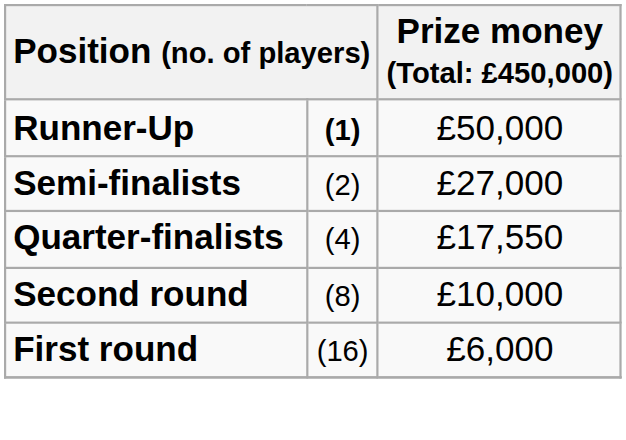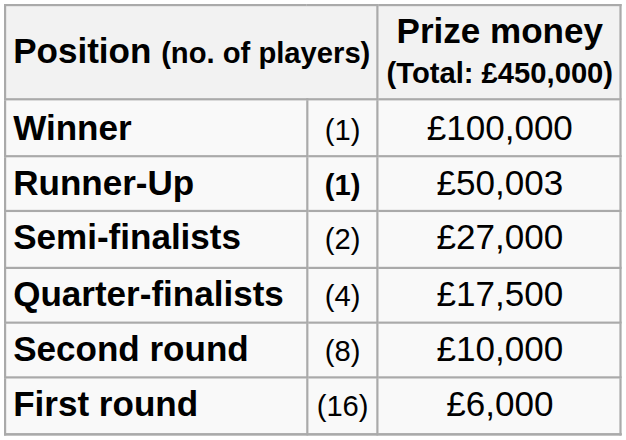+ row: (72, 127)
(500, 127) £50,000 -> (500, 182) £50,003
(500, 238) £17,550 -> (500, 293) £17,500
